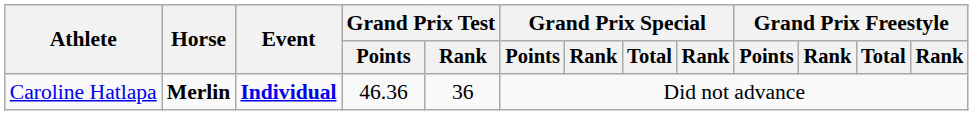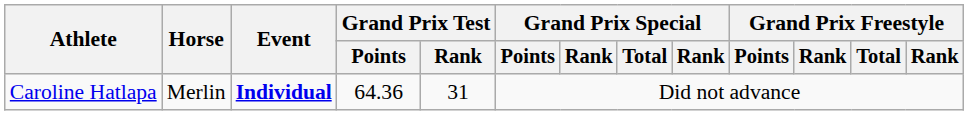(199, 92) bold -> (196, 92) normal
(383, 92) 46.36 -> (379, 92) 64.36
(463, 92) 36 -> (458, 92) 31
